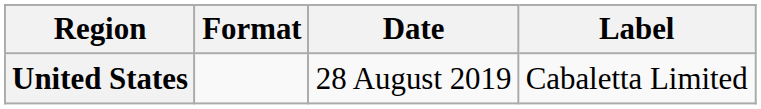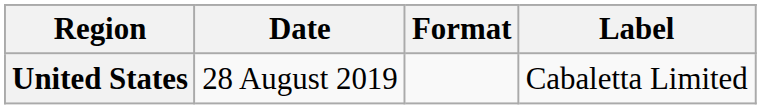columns swapped: (414, 28) <-> (252, 28)
